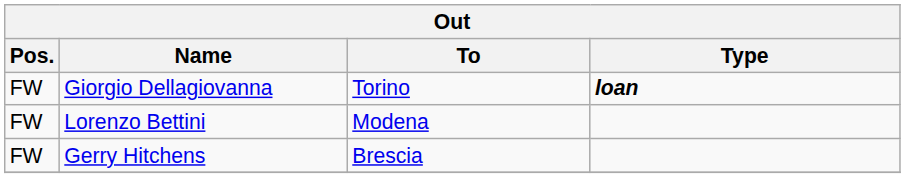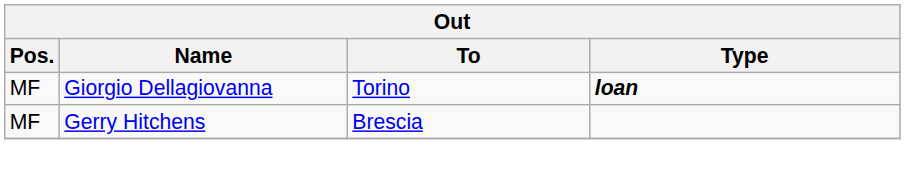(26, 89) FW -> (25, 89) MF
- row: (135, 122)
(26, 156) FW -> (25, 122) MF
